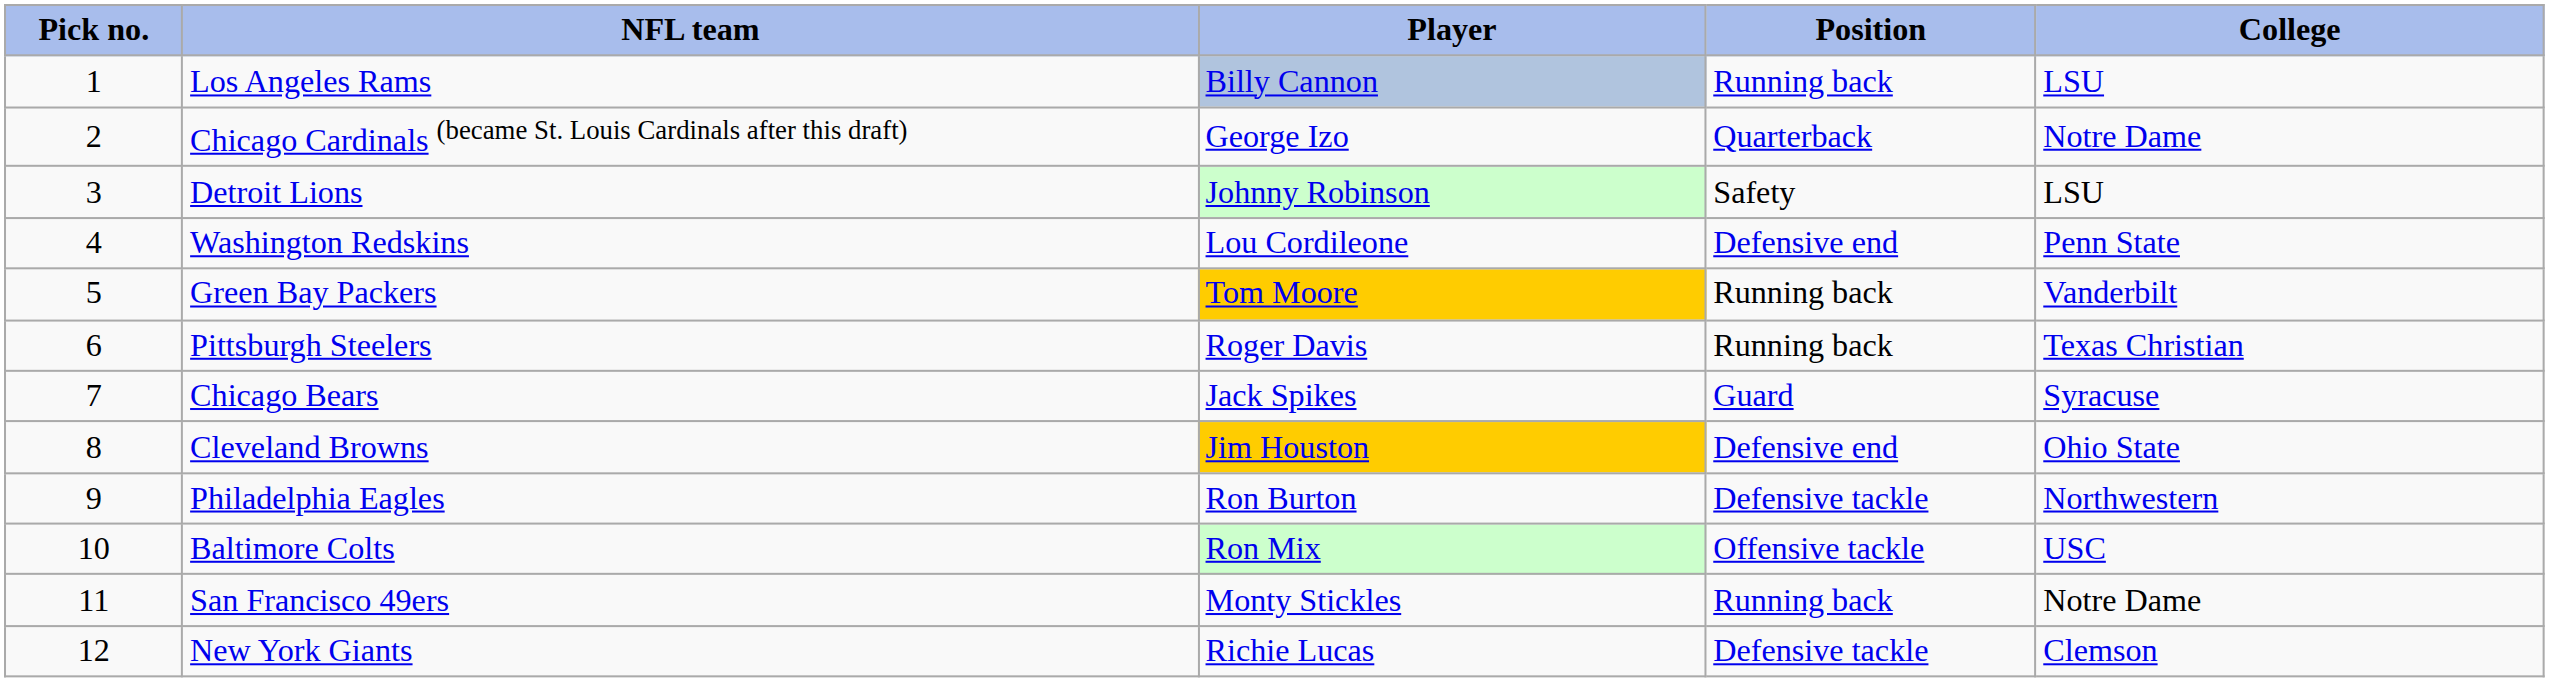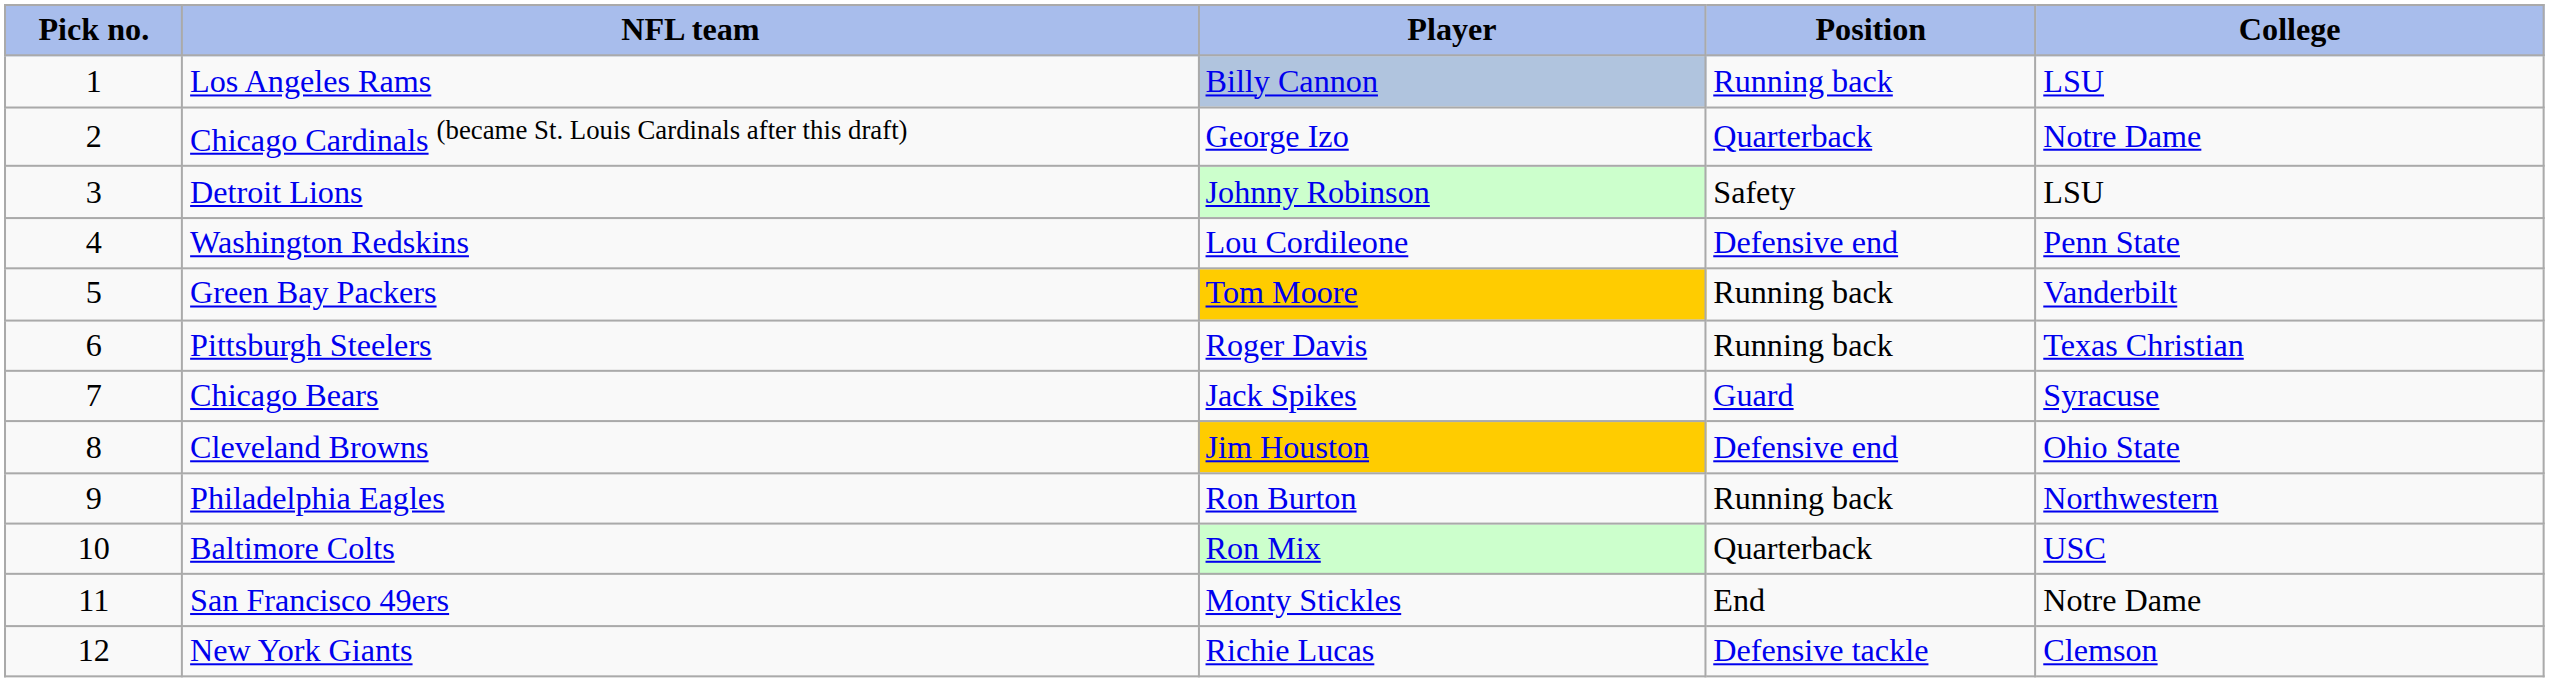(1821, 497) Defensive tackle -> (1803, 497) Running back
(1819, 548) Offensive tackle -> (1793, 548) Quarterback
(1803, 599) Running back -> (1739, 599) End
